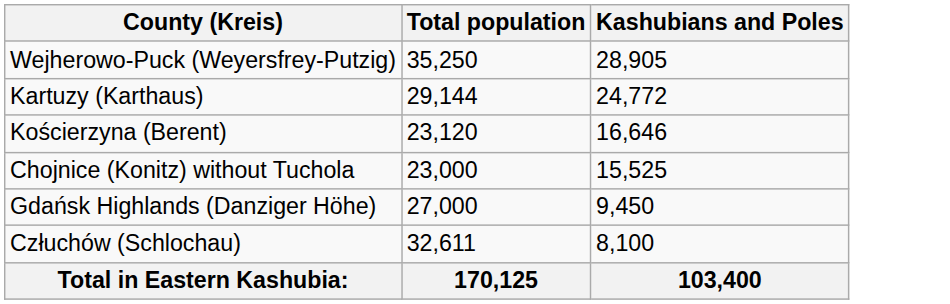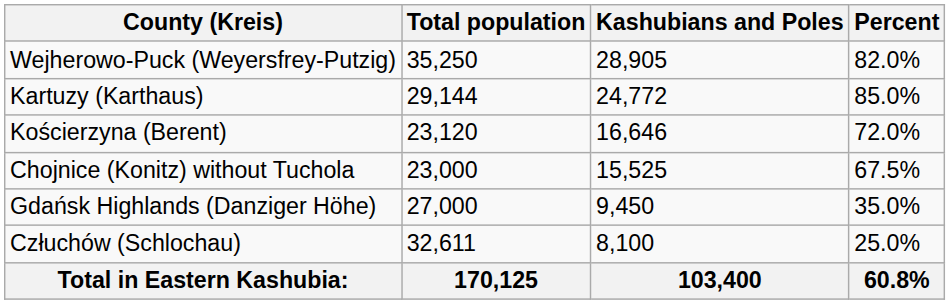+ column: (897, 22)
